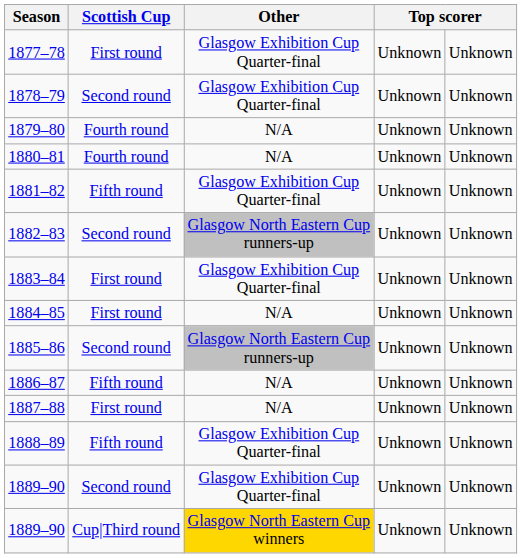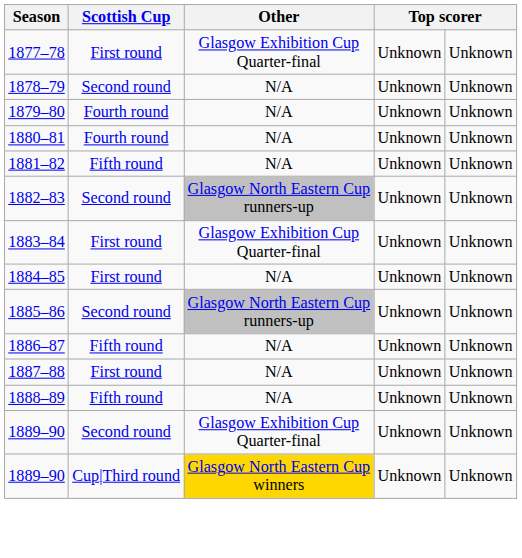(279, 95) Glasgow Exhibition Cup Quarter-final -> (279, 86) N/A
(279, 190) Glasgow Exhibition Cup Quarter-final -> (279, 163) N/A
(279, 443) Glasgow Exhibition Cup Quarter-final -> (279, 397) N/A
